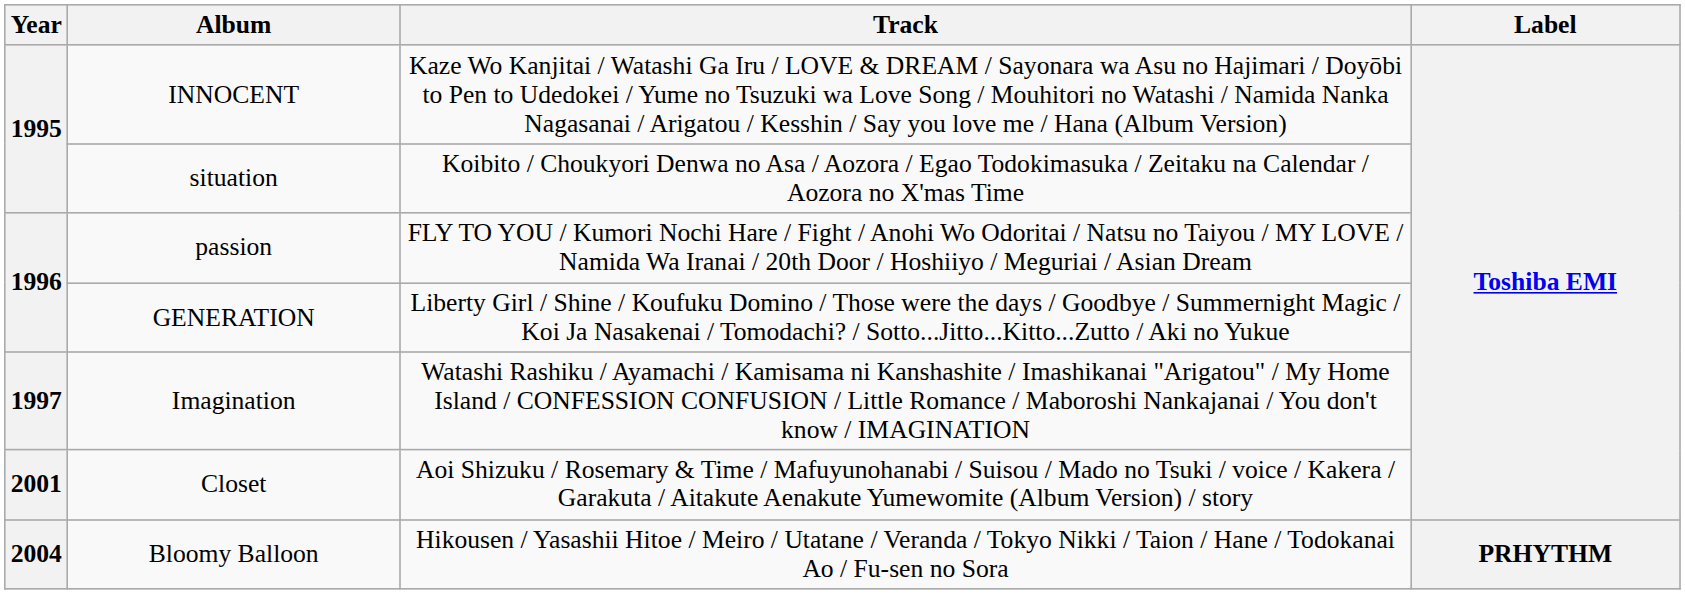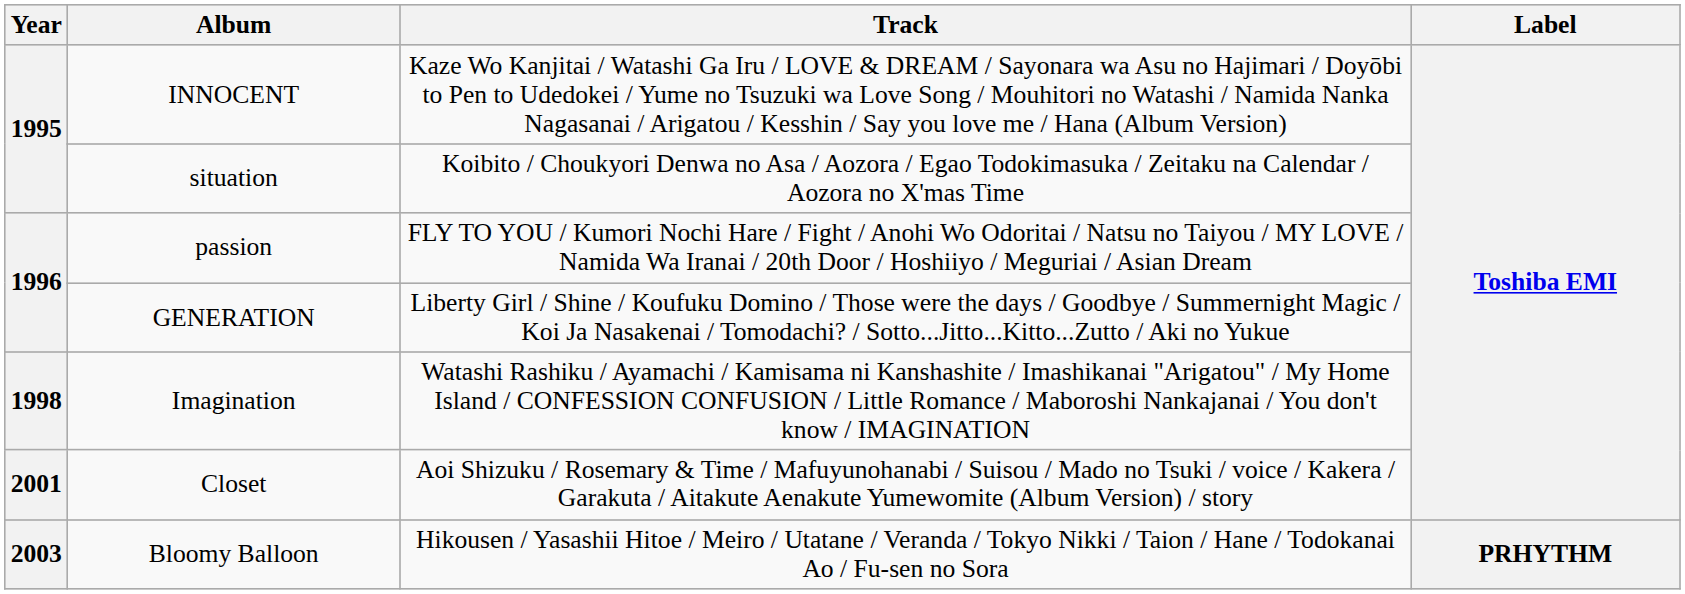(36, 400) 1997 -> (36, 400) 1998
(36, 553) 2004 -> (36, 553) 2003
